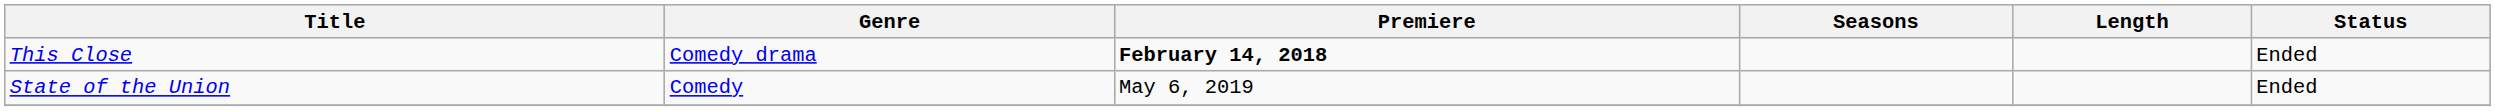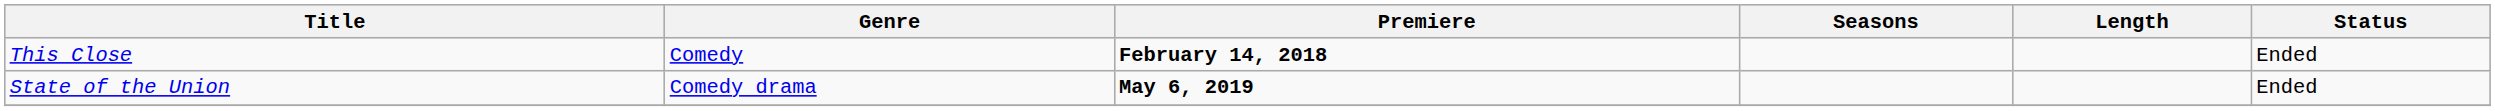(743, 55) Comedy drama -> (706, 55) Comedy
(706, 88) Comedy -> (743, 88) Comedy drama
(1186, 88) normal -> (1186, 88) bold
